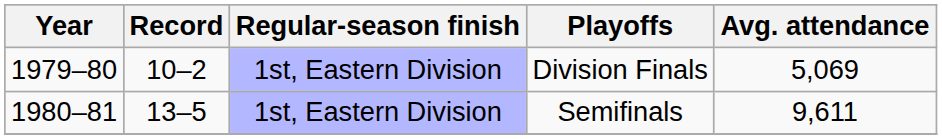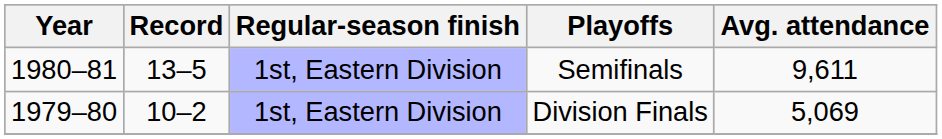rows swapped: (620, 69) <-> (620, 112)
